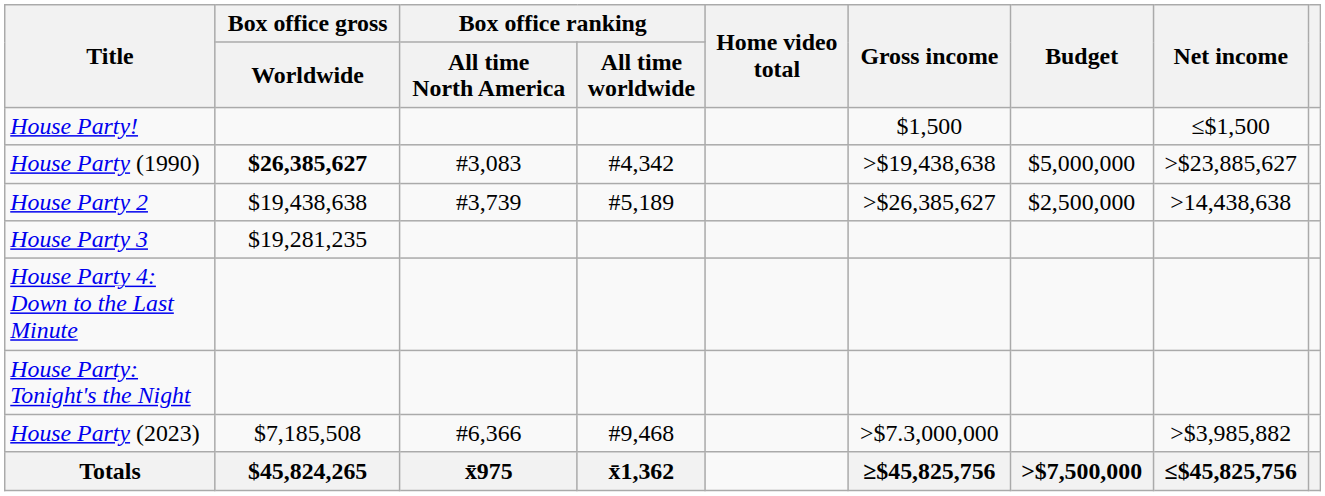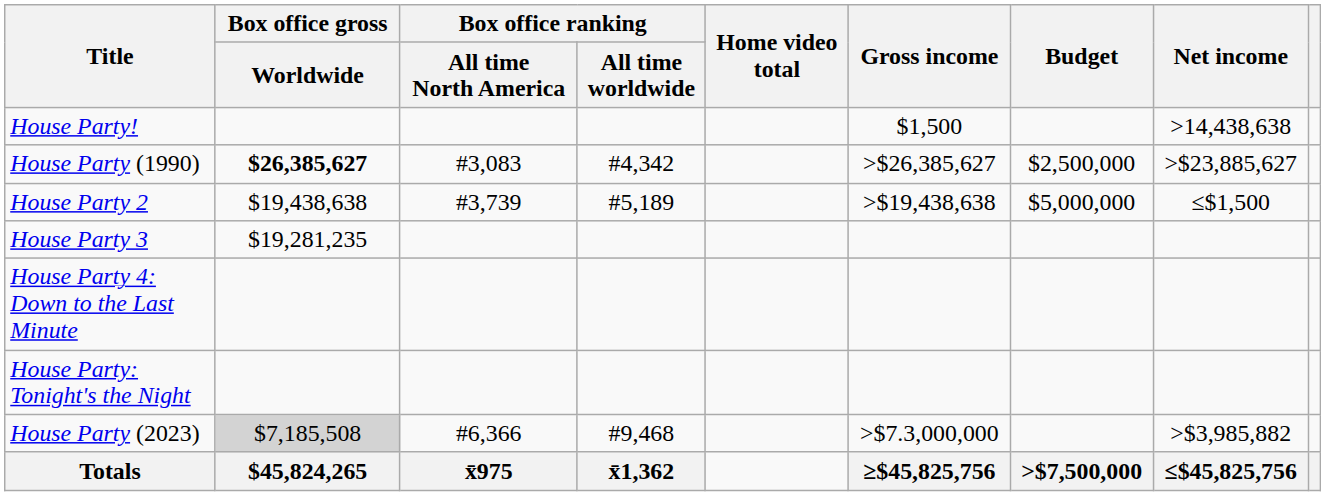(1231, 125) ≤$1,500 -> (1231, 125) >14,438,638
(929, 163) >$19,438,638 -> (929, 163) >$26,385,627
(1082, 163) $5,000,000 -> (1082, 163) $2,500,000
(929, 201) >$26,385,627 -> (929, 201) >$19,438,638
(1082, 201) $2,500,000 -> (1082, 201) $5,000,000
(1231, 201) >14,438,638 -> (1231, 201) ≤$1,500
(308, 433) no background -> (308, 433) lightgrey background
